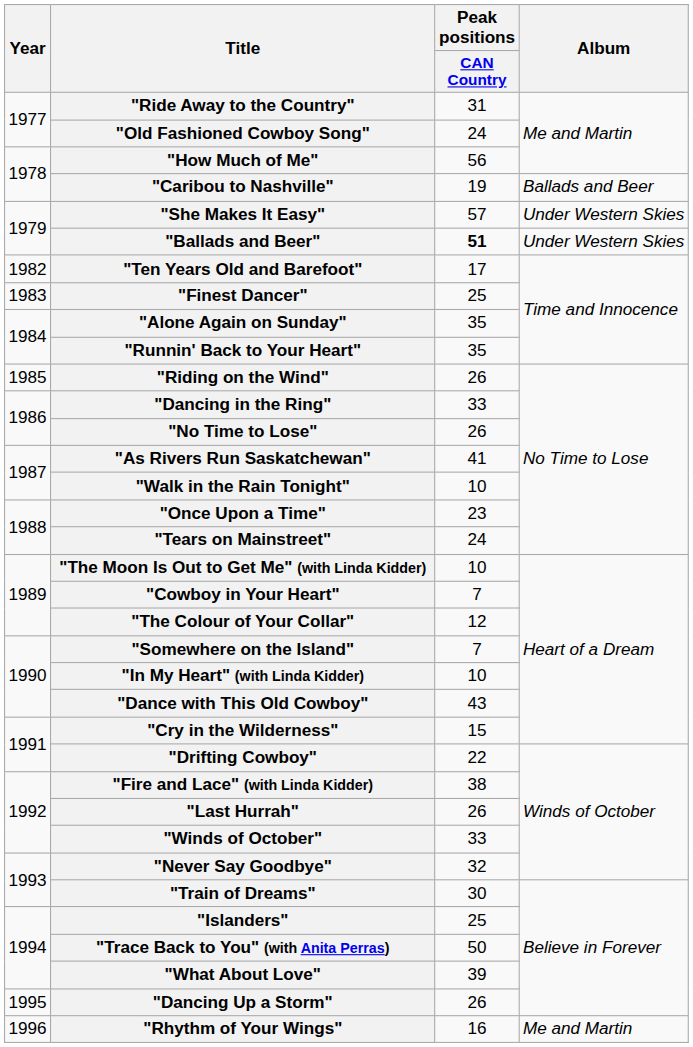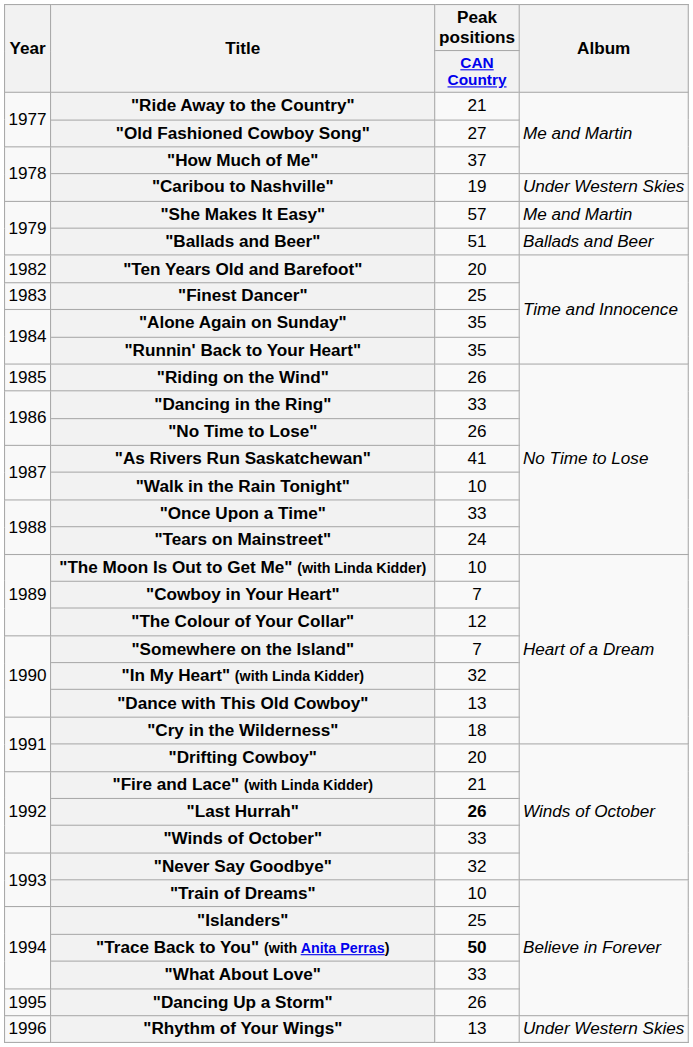(477, 105) 31 -> (477, 105) 21
(477, 133) 24 -> (477, 133) 27
(477, 160) 56 -> (477, 160) 37
(588, 187) Ballads and Beer -> (604, 187) Under Western Skies
(604, 214) Under Western Skies -> (578, 214) Me and Martin
(477, 241) bold -> (477, 241) normal
(604, 241) Under Western Skies -> (588, 241) Ballads and Beer
(477, 268) 17 -> (477, 268) 20
(477, 513) 23 -> (477, 513) 33
(477, 676) 10 -> (477, 676) 32
(477, 703) 43 -> (477, 703) 13
(477, 730) 15 -> (477, 730) 18
(477, 757) 22 -> (477, 757) 20
(477, 784) 38 -> (477, 784) 21
(477, 811) normal -> (477, 811) bold
(477, 893) 30 -> (477, 893) 10
(477, 947) normal -> (477, 947) bold
(477, 974) 39 -> (477, 974) 33
(477, 1029) 16 -> (477, 1029) 13
(578, 1029) Me and Martin -> (604, 1029) Under Western Skies
